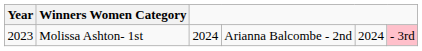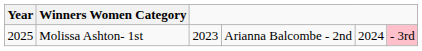(20, 35) 2023 -> (20, 35) 2025
(205, 35) 2024 -> (205, 35) 2023
